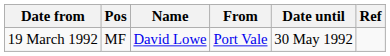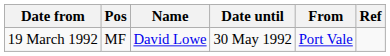columns swapped: (240, 16) <-> (314, 16)
